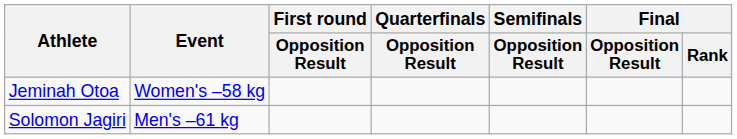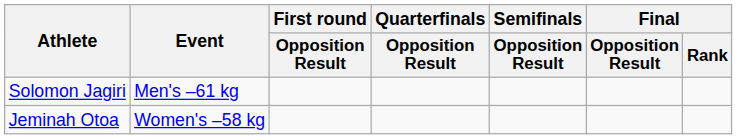rows swapped: (67, 120) <-> (64, 92)
